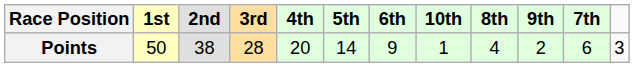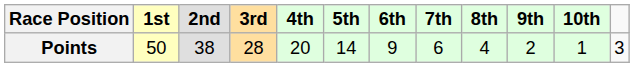columns swapped: (587, 19) <-> (443, 19)
